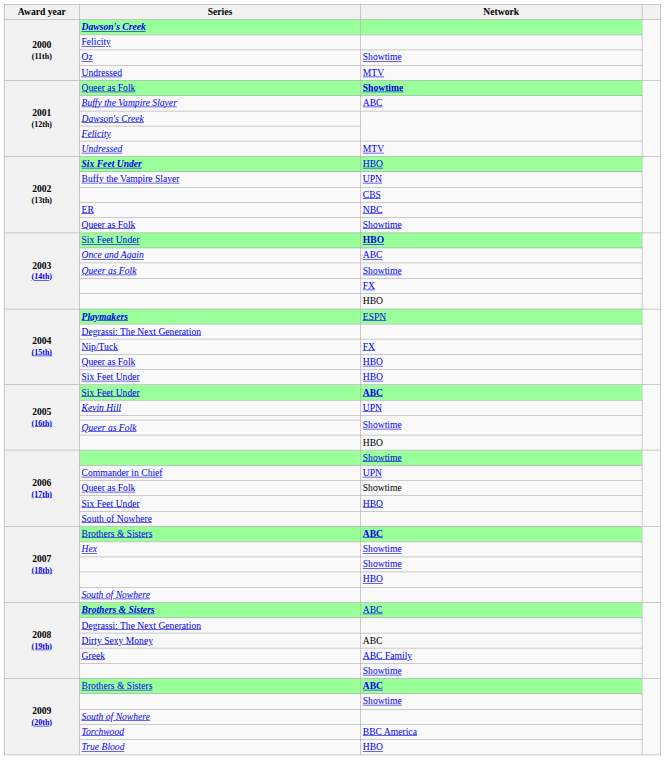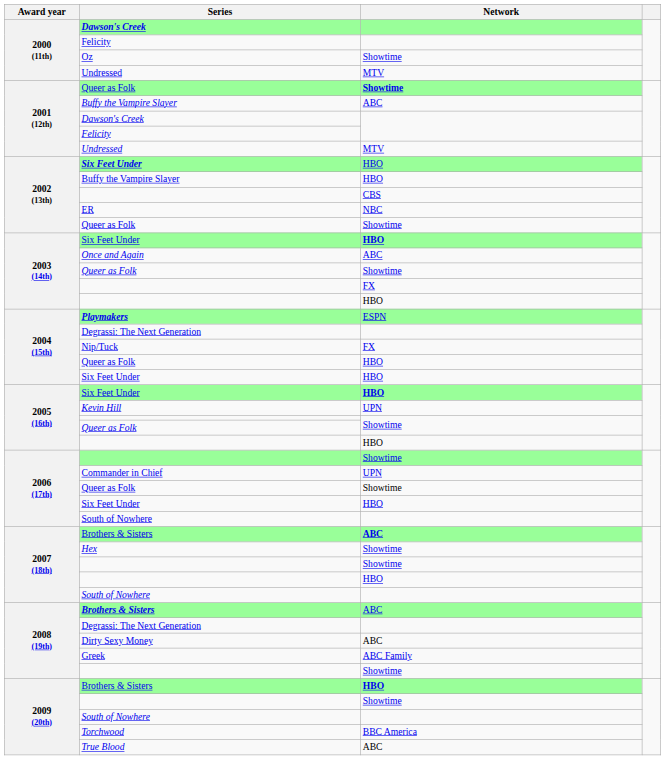(372, 179) UPN -> (373, 179) HBO
(373, 392) ABC -> (373, 392) HBO
(373, 686) ABC -> (373, 686) HBO
(373, 747) HBO -> (373, 747) ABC
